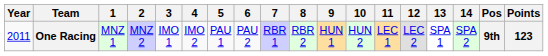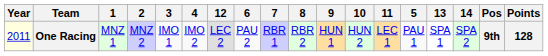columns swapped: (221, 13) <-> (414, 13)
(19, 36) no background -> (19, 36) lightyellow background
(524, 36) 123 -> (524, 36) 128
